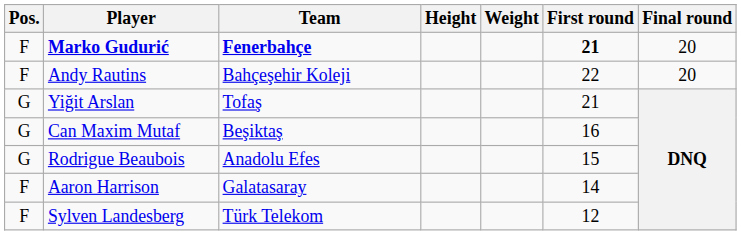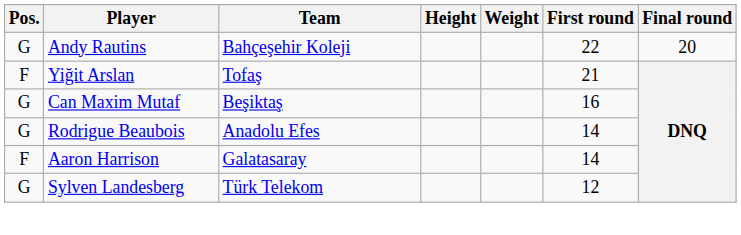- row: (108, 46)
(24, 74) F -> (24, 46) G
(24, 103) G -> (24, 74) F
(590, 159) 15 -> (590, 131) 14
(24, 215) F -> (24, 187) G
